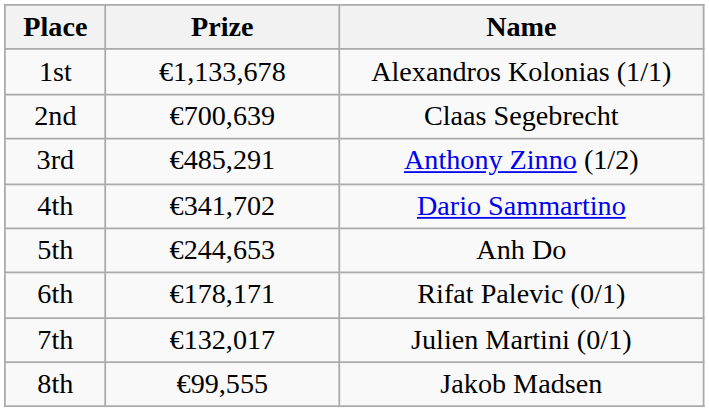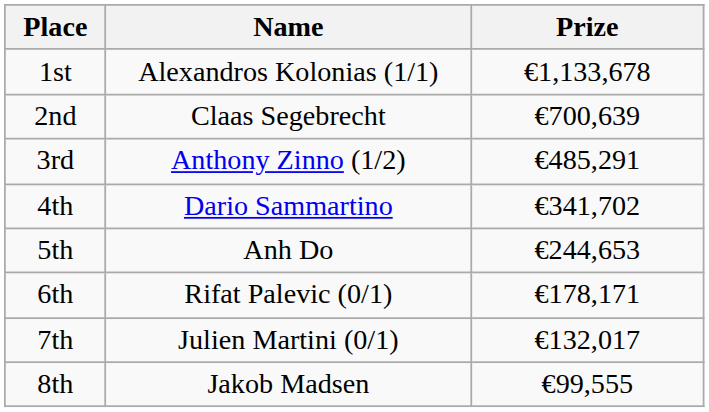columns swapped: (521, 26) <-> (222, 26)
